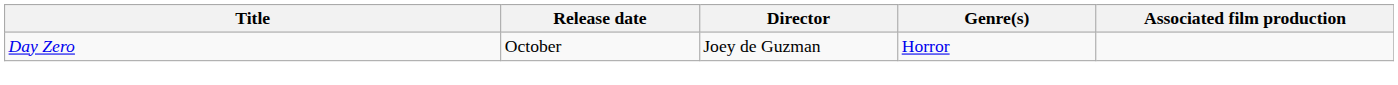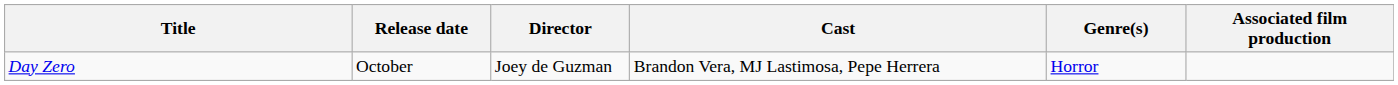+ column: (838, 28)
